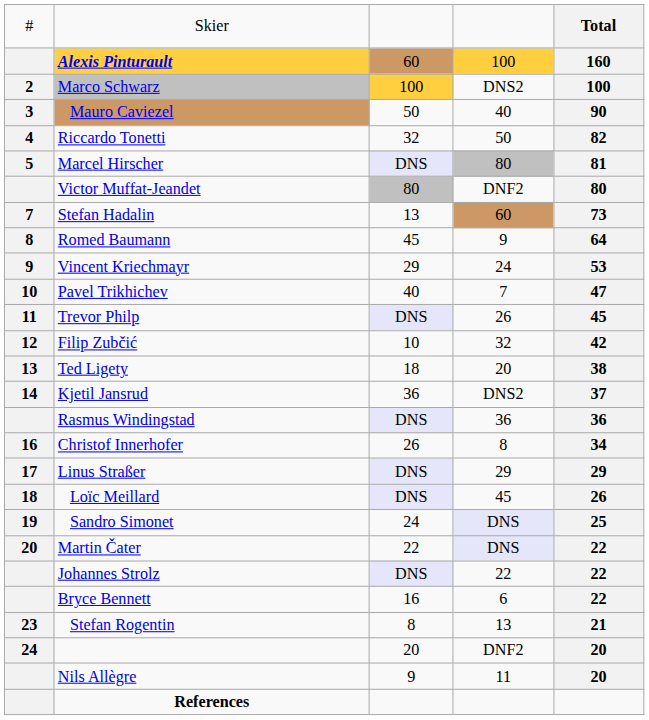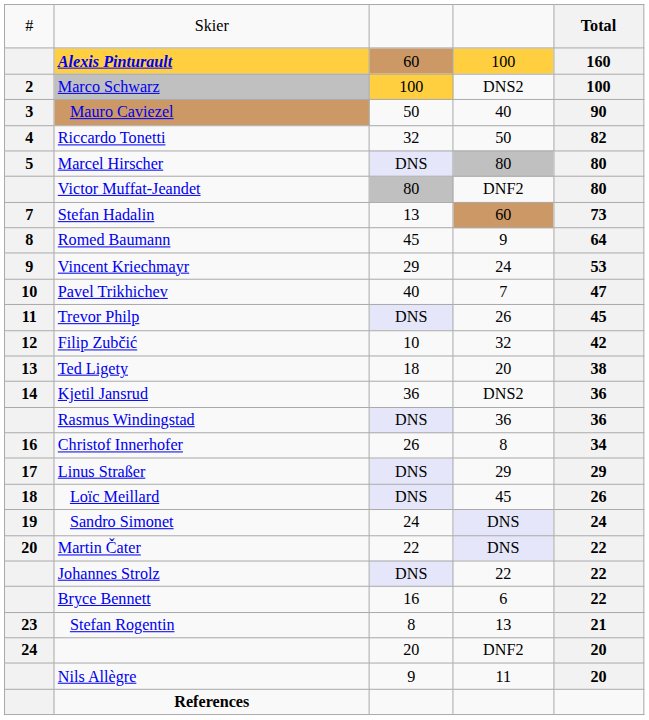(598, 163) 81 -> (598, 163) 80
(598, 394) 37 -> (598, 394) 36
(598, 522) 25 -> (598, 522) 24
